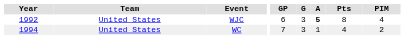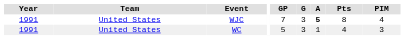(29, 20) 1992 -> (29, 20) 1991
(283, 20) 6 -> (283, 20) 7
(29, 30) 1994 -> (29, 30) 1991
(283, 30) 7 -> (283, 30) 5
(382, 30) 2 -> (382, 30) 3
